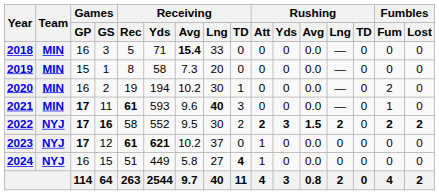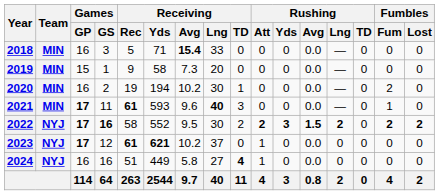(131, 69) 8 -> (131, 69) 9
(106, 161) 15 -> (106, 161) 16
